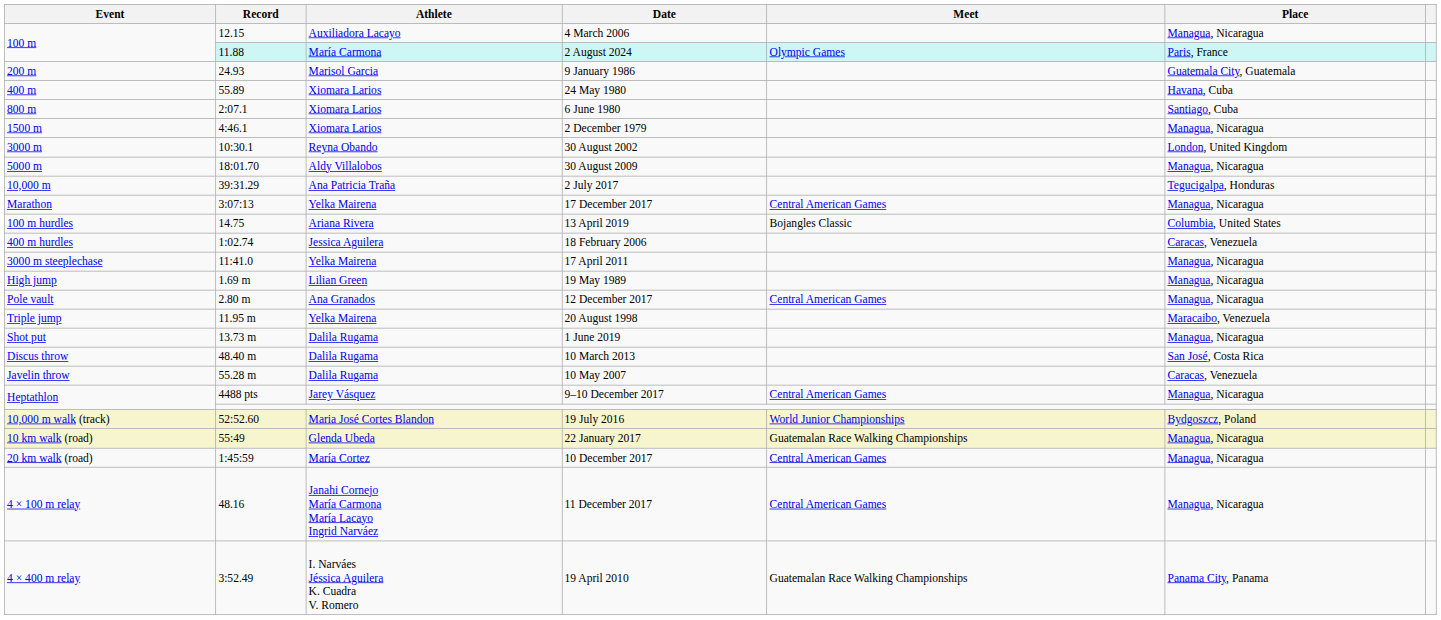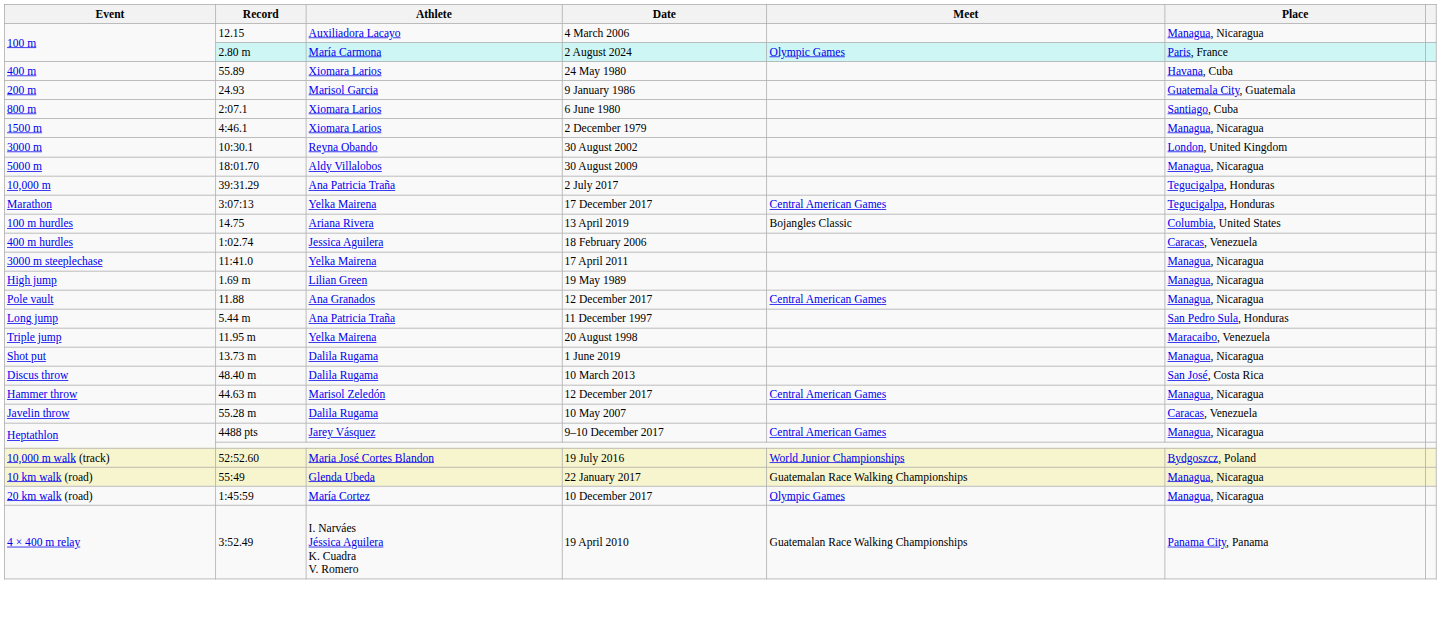(231, 52) 11.88 -> (234, 52) 2.80 m
rows swapped: (22, 71) <-> (22, 90)
(1216, 204) Managua, Nicaragua -> (1221, 204) Tegucigalpa, Honduras
(234, 299) 2.80 m -> (231, 299) 11.88
+ row: (33, 318)
+ row: (42, 395)
(828, 457) Central American Games -> (807, 495) Olympic Games
- row: (44, 504)
